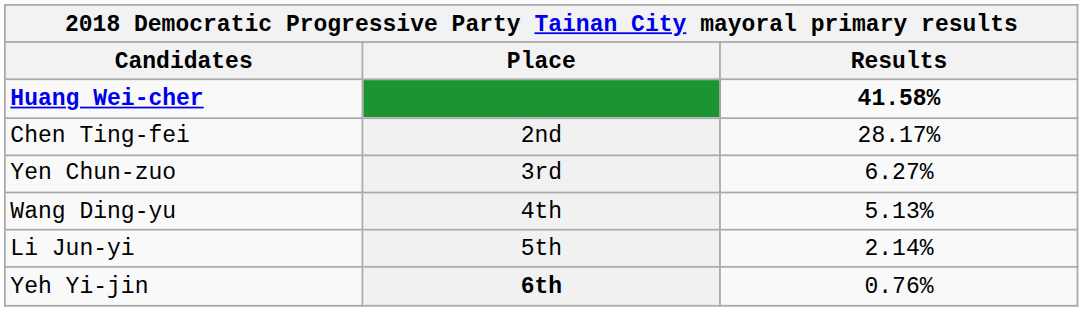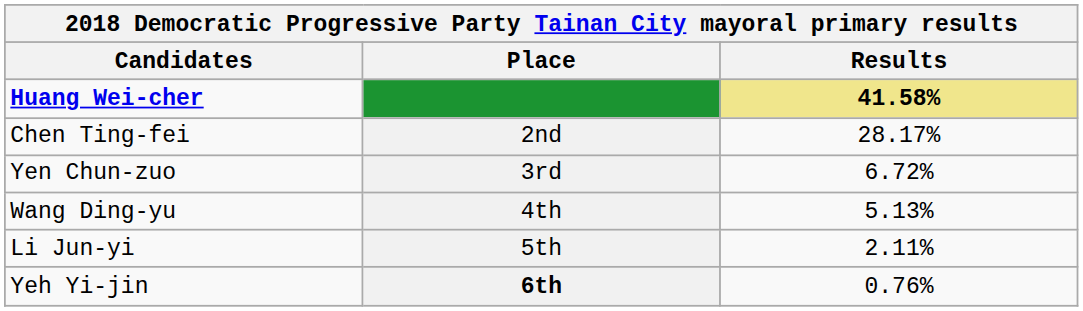(899, 99) no background -> (899, 99) khaki background
(899, 174) 6.27% -> (899, 174) 6.72%
(899, 249) 2.14% -> (899, 249) 2.11%
